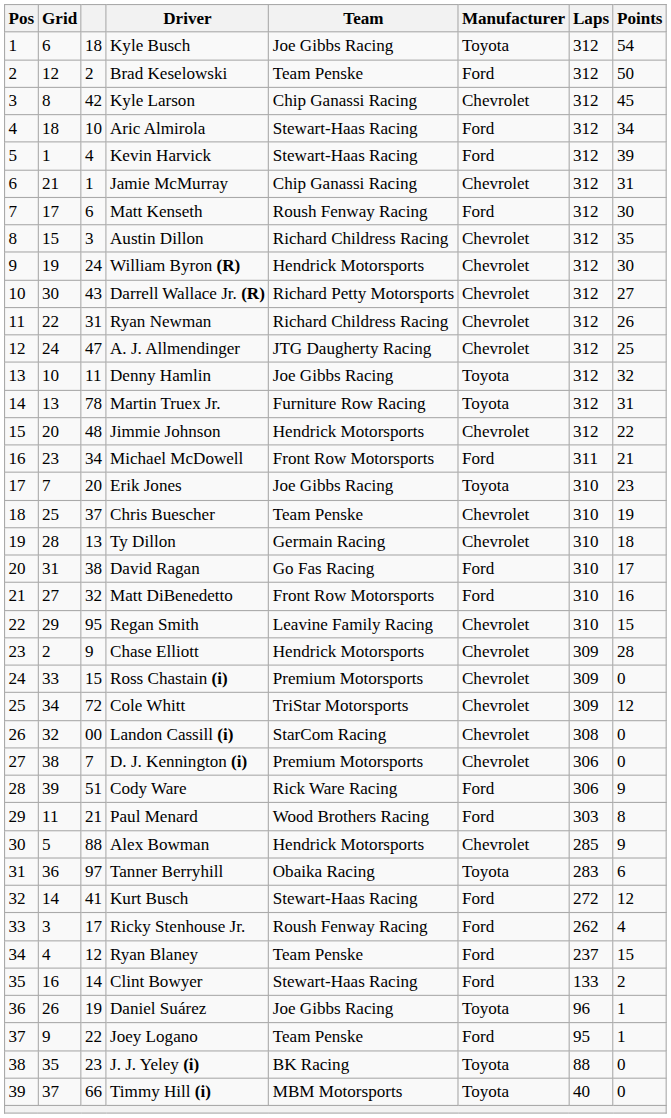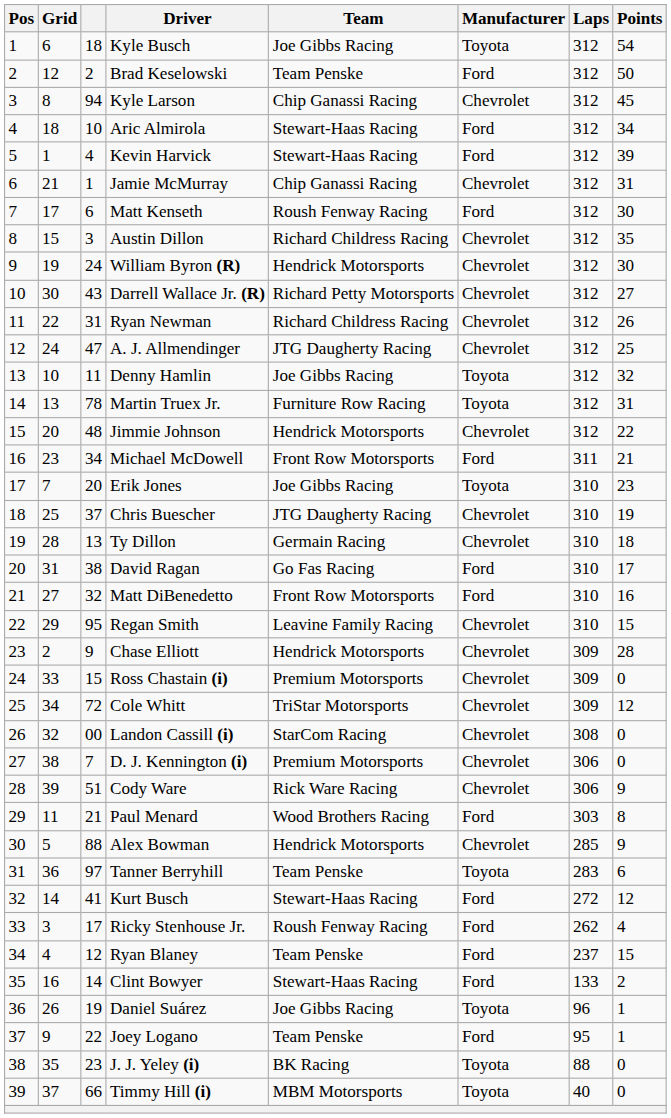(94, 100) 42 -> (94, 100) 94
(318, 513) Team Penske -> (352, 513) JTG Daugherty Racing
(478, 788) Ford -> (496, 788) Chevrolet
(324, 871) Obaika Racing -> (318, 871) Team Penske
